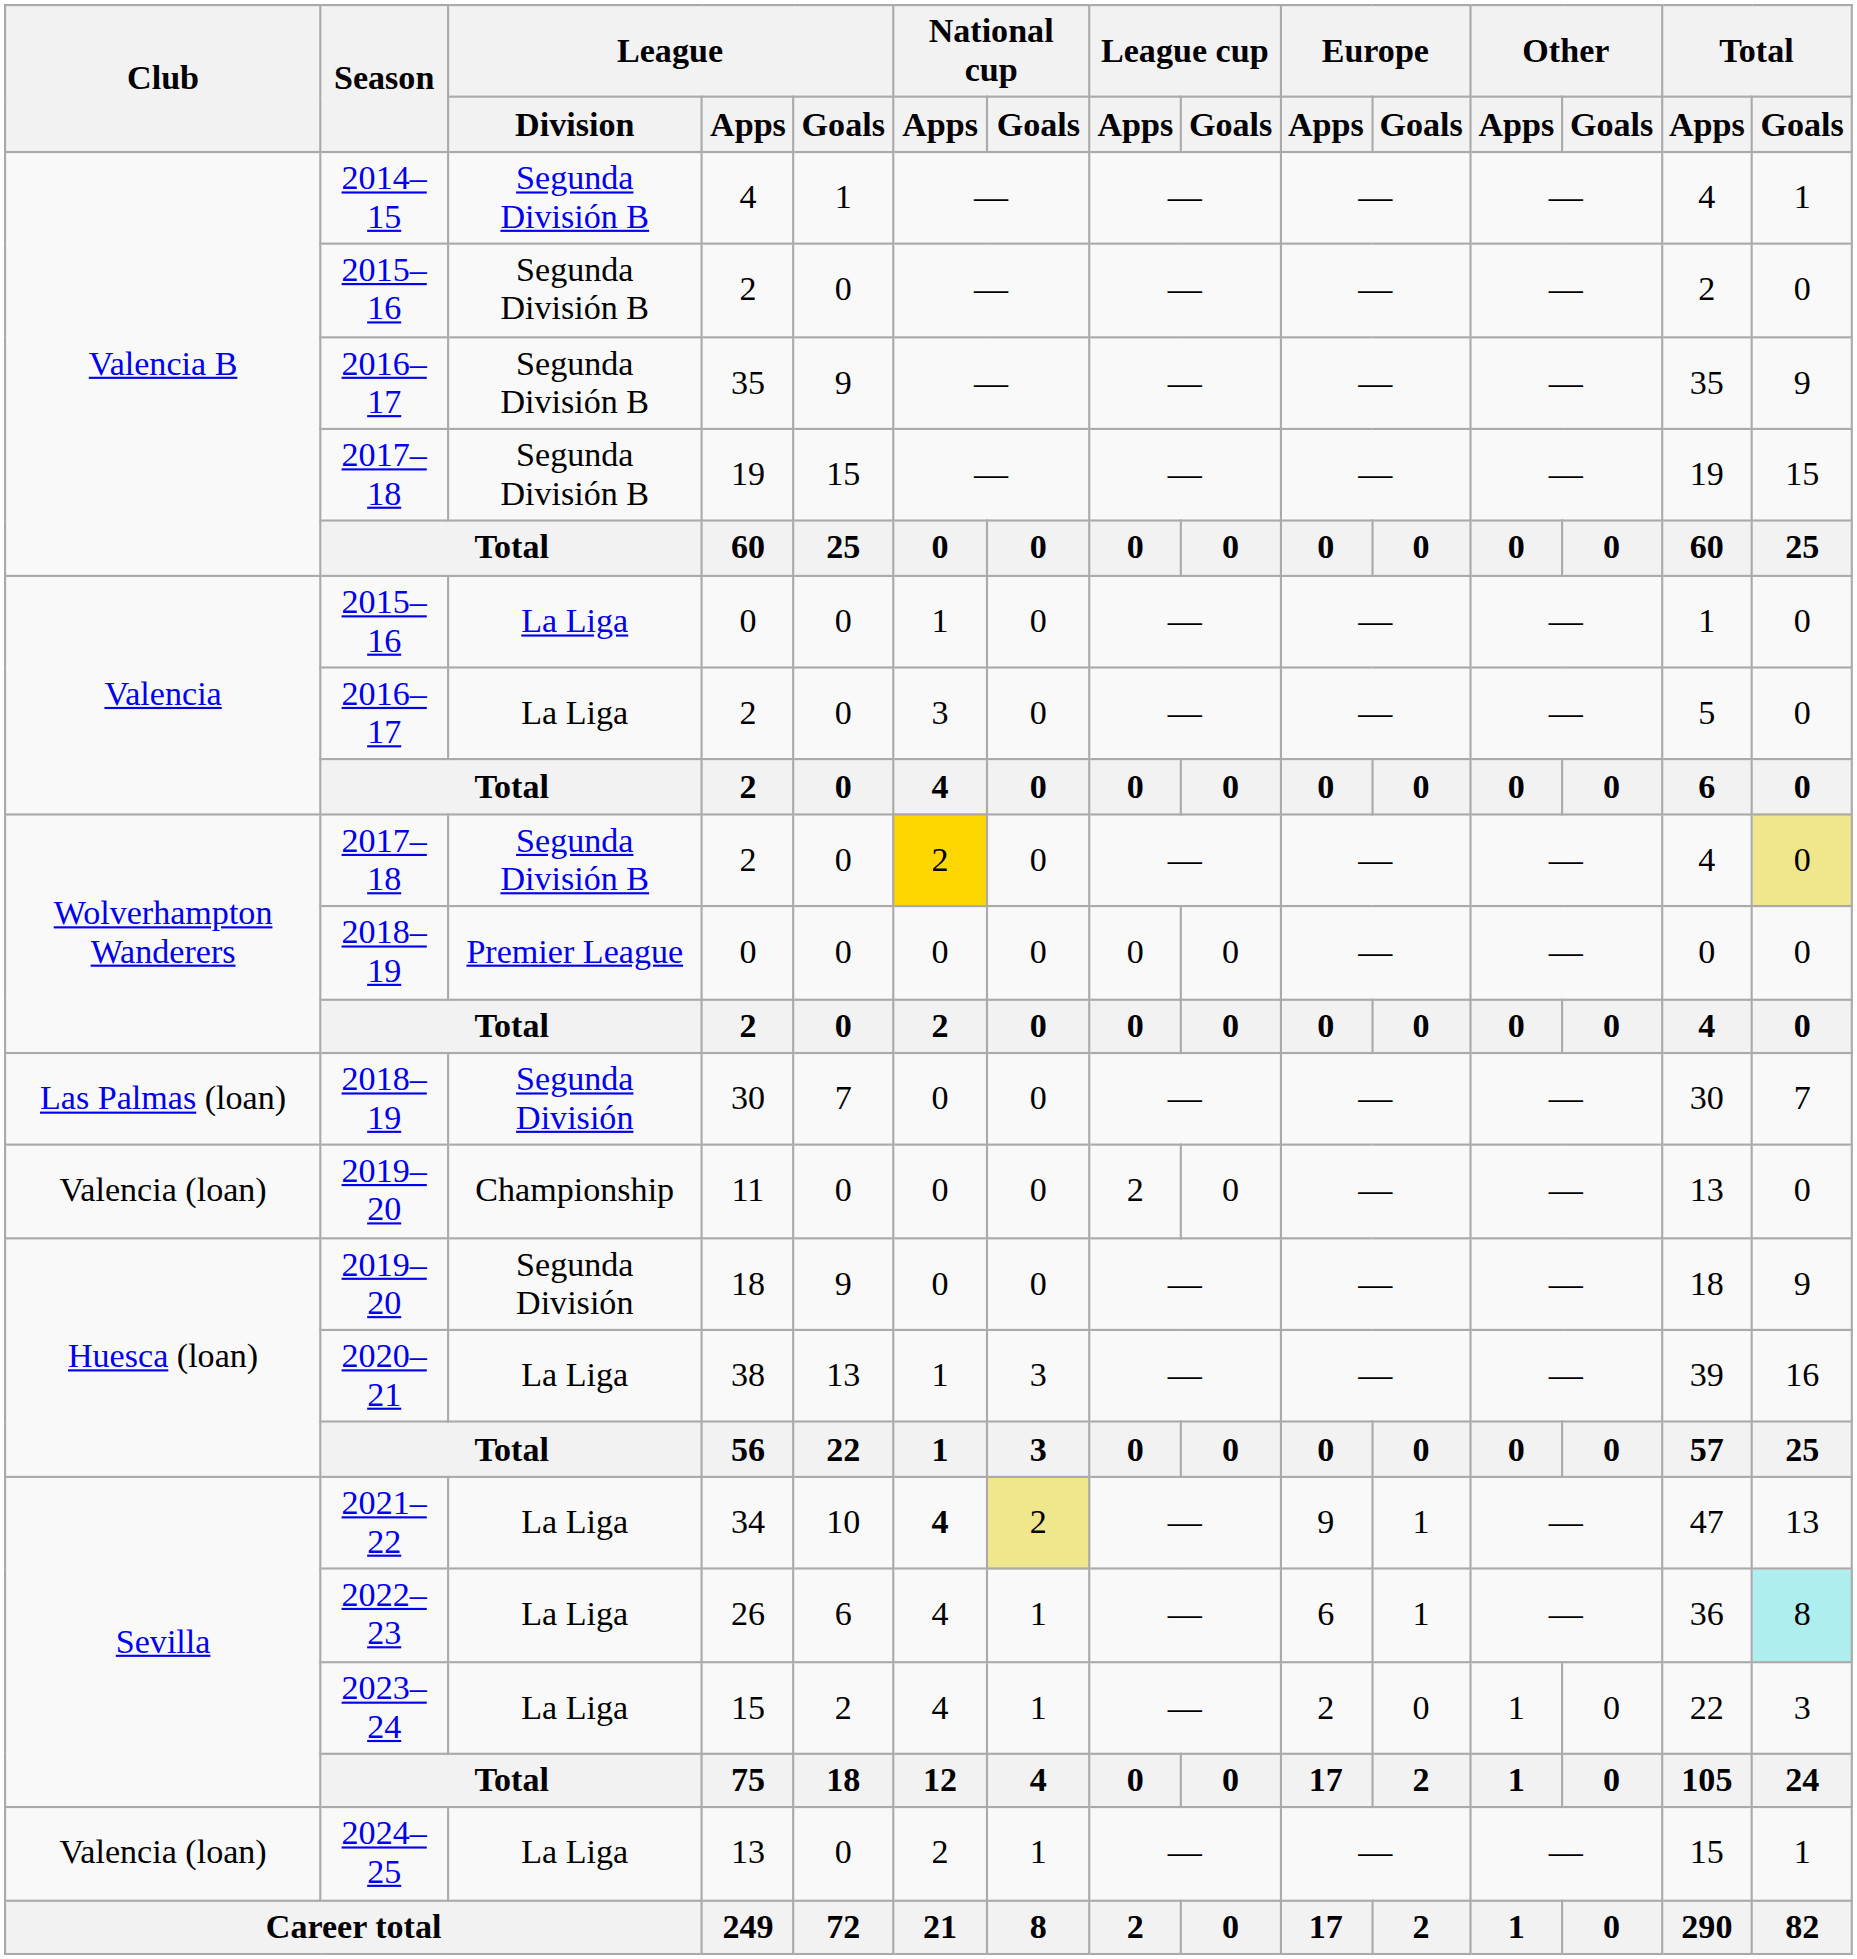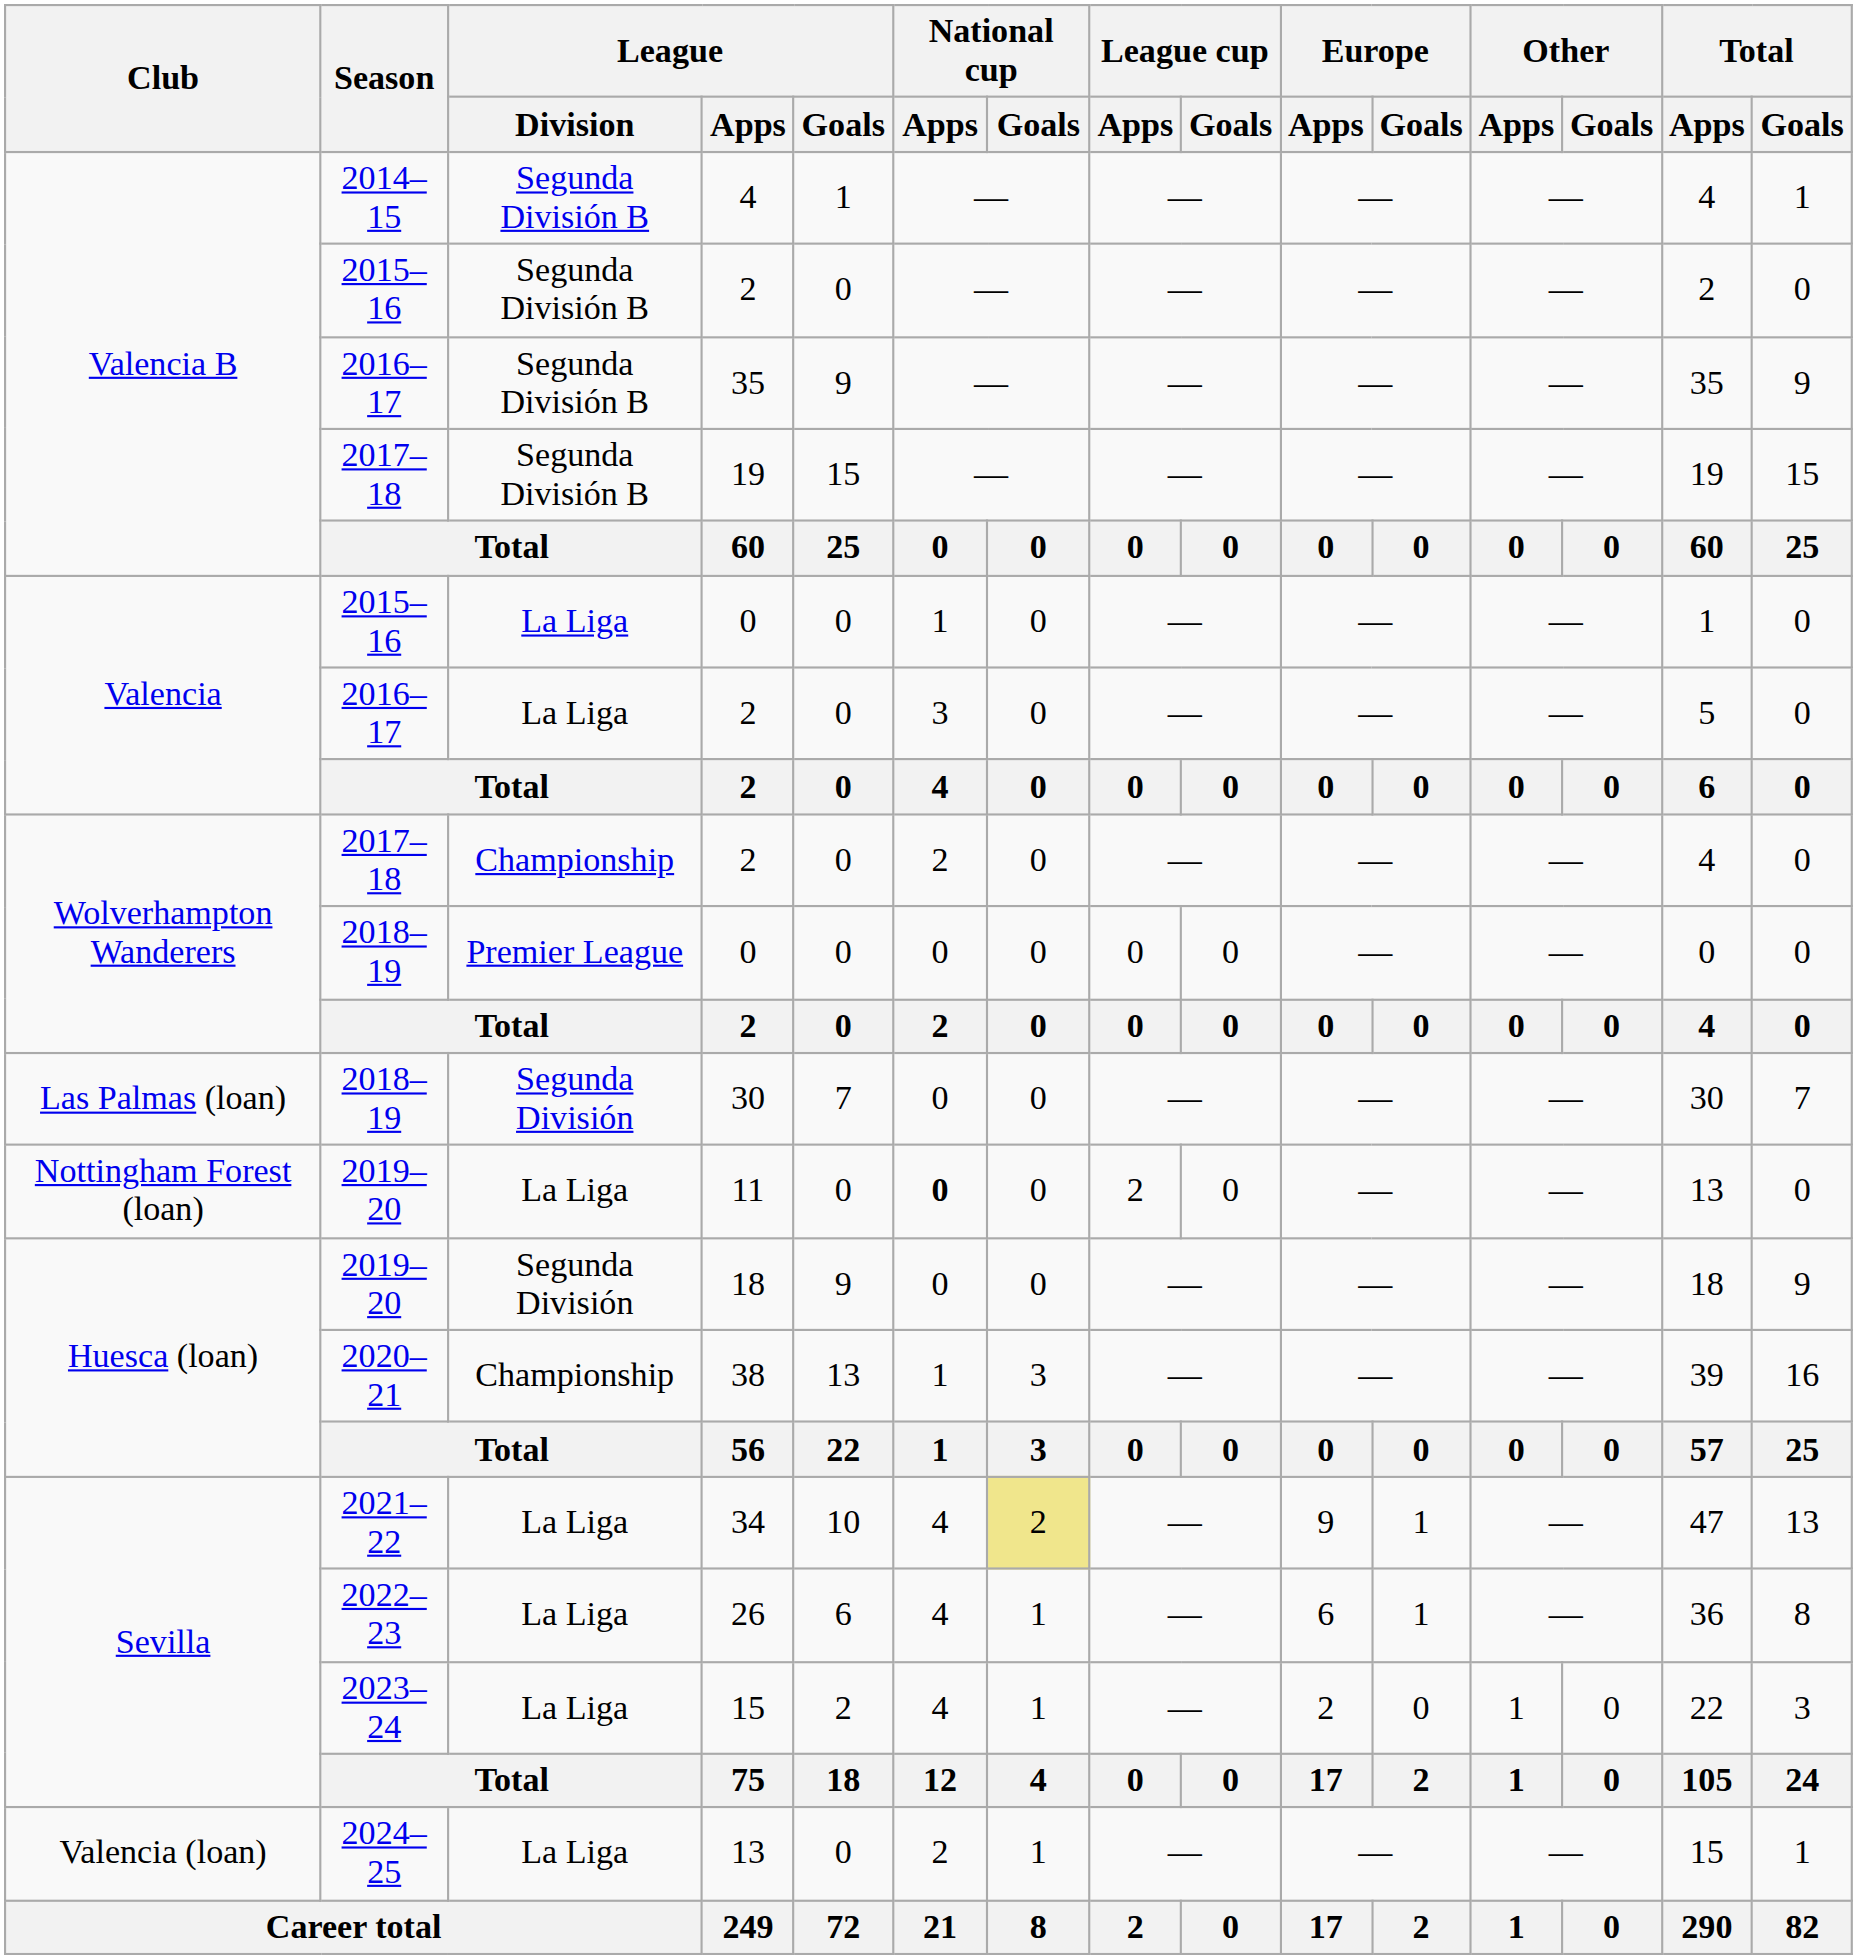(575, 859) Segunda División B -> (575, 859) Championship
(940, 859) gold background -> (940, 859) no background
(1802, 859) khaki background -> (1802, 859) no background
(163, 1190) Valencia (loan) -> (163, 1190) Nottingham Forest (loan)
(575, 1190) Championship -> (575, 1190) La Liga
(940, 1190) normal -> (940, 1190) bold
(575, 1375) La Liga -> (575, 1375) Championship
(940, 1521) bold -> (940, 1521) normal
(1802, 1614) paleturquoise background -> (1802, 1614) no background
